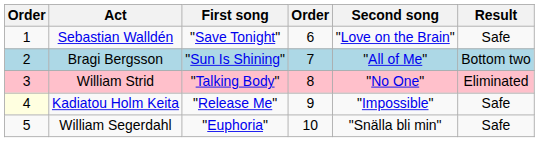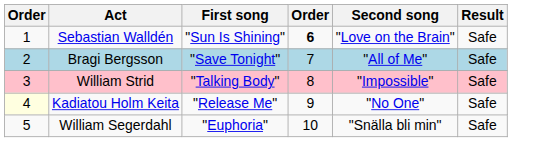(235, 37) "Save Tonight" -> (235, 37) "Sun Is Shining"
(310, 37) normal -> (310, 37) bold
(235, 59) "Sun Is Shining" -> (235, 59) "Save Tonight"
(496, 59) Bottom two -> (482, 59) Safe
(395, 81) "No One" -> (395, 81) "Impossible"
(496, 81) Eliminated -> (482, 81) Safe
(395, 103) "Impossible" -> (395, 103) "No One"
